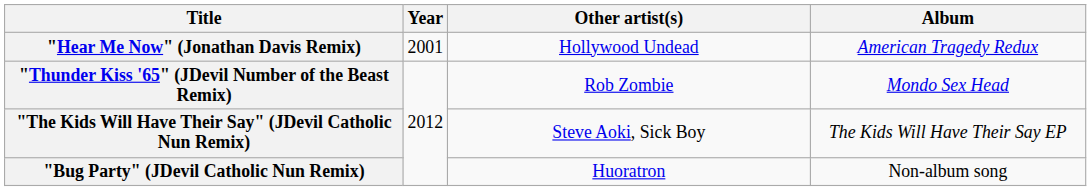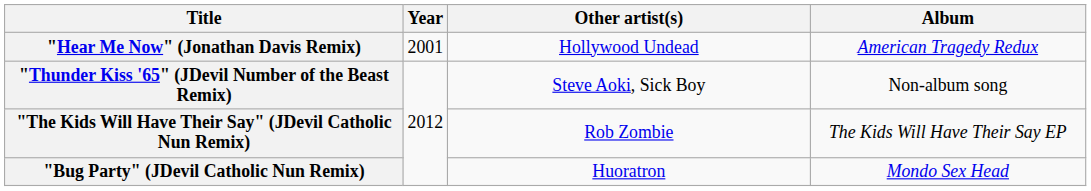(629, 84) Rob Zombie -> (629, 84) Steve Aoki, Sick Boy
(948, 84) Mondo Sex Head -> (948, 84) Non-album song
(629, 133) Steve Aoki, Sick Boy -> (629, 133) Rob Zombie
(948, 171) Non-album song -> (948, 171) Mondo Sex Head
